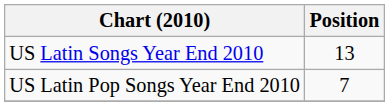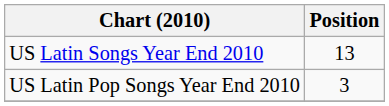(344, 85) 7 -> (344, 85) 3
